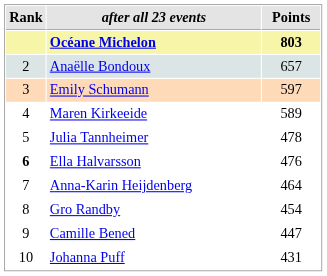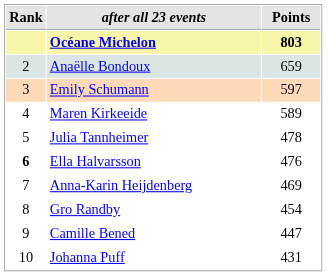(291, 66) 657 -> (291, 66) 659
(291, 185) 464 -> (291, 185) 469
